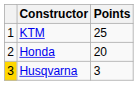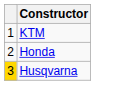- column: (112, 14)
